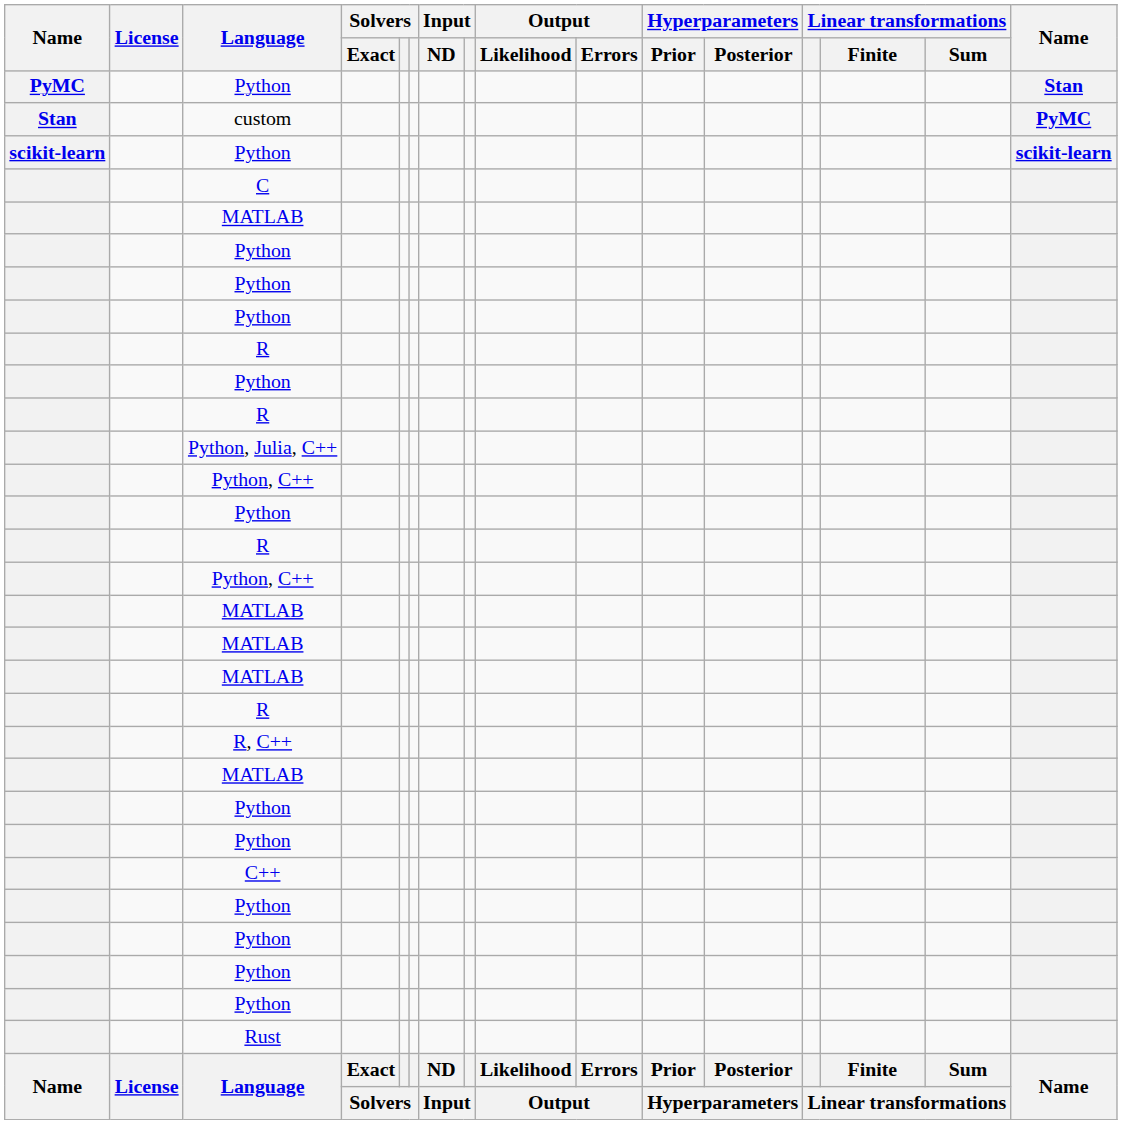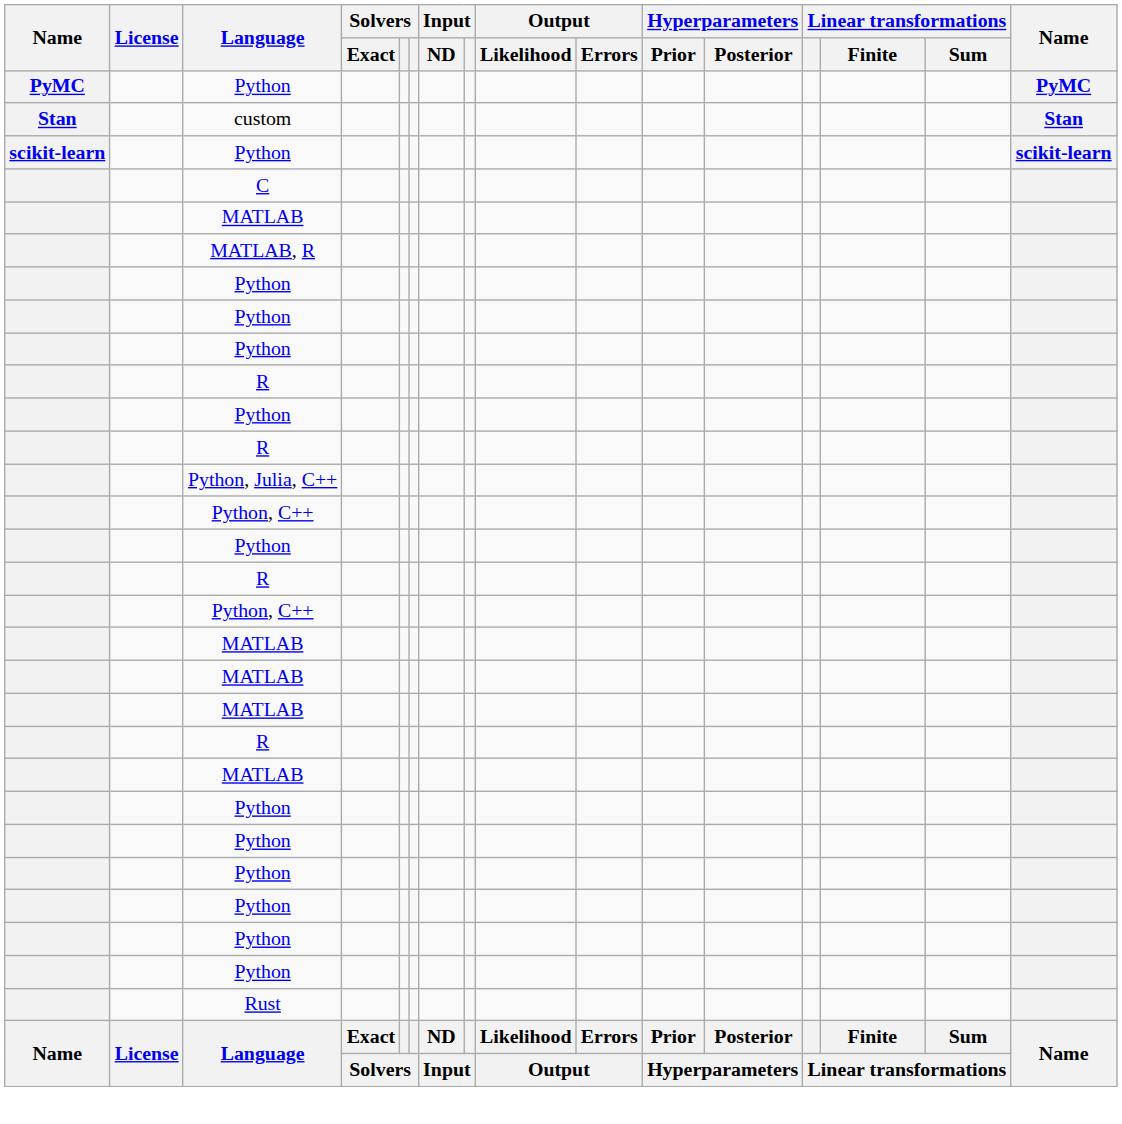(1064, 86) Stan -> (1064, 86) PyMC
(1064, 119) PyMC -> (1064, 119) Stan
+ row: (57, 251)
- row: (57, 743)
- row: (57, 874)
